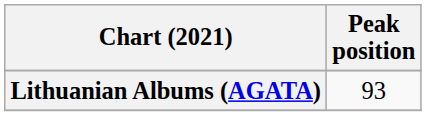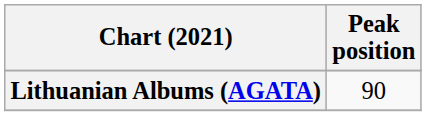(374, 90) 93 -> (374, 90) 90
